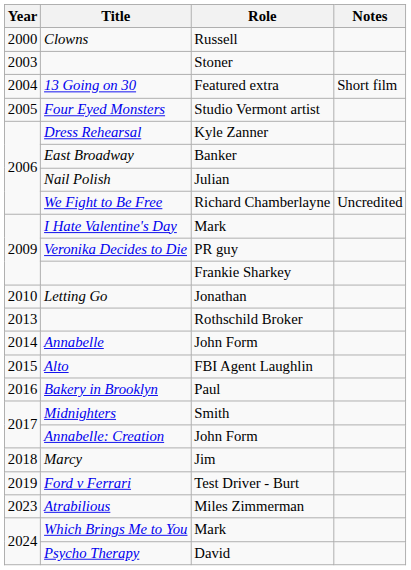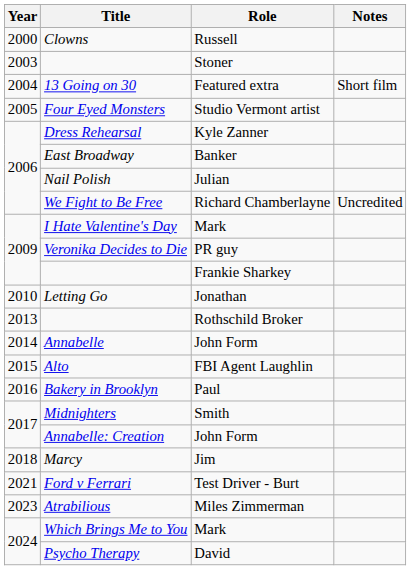(23, 483) 2019 -> (23, 483) 2021
